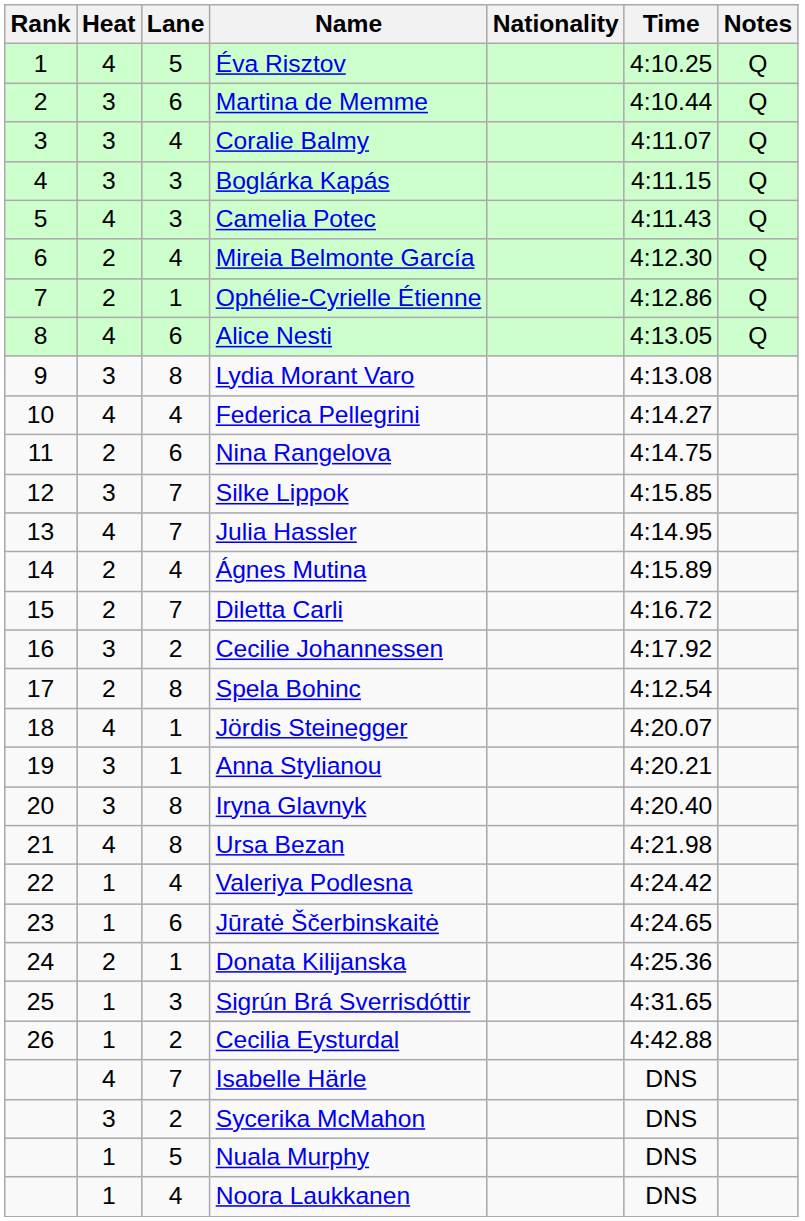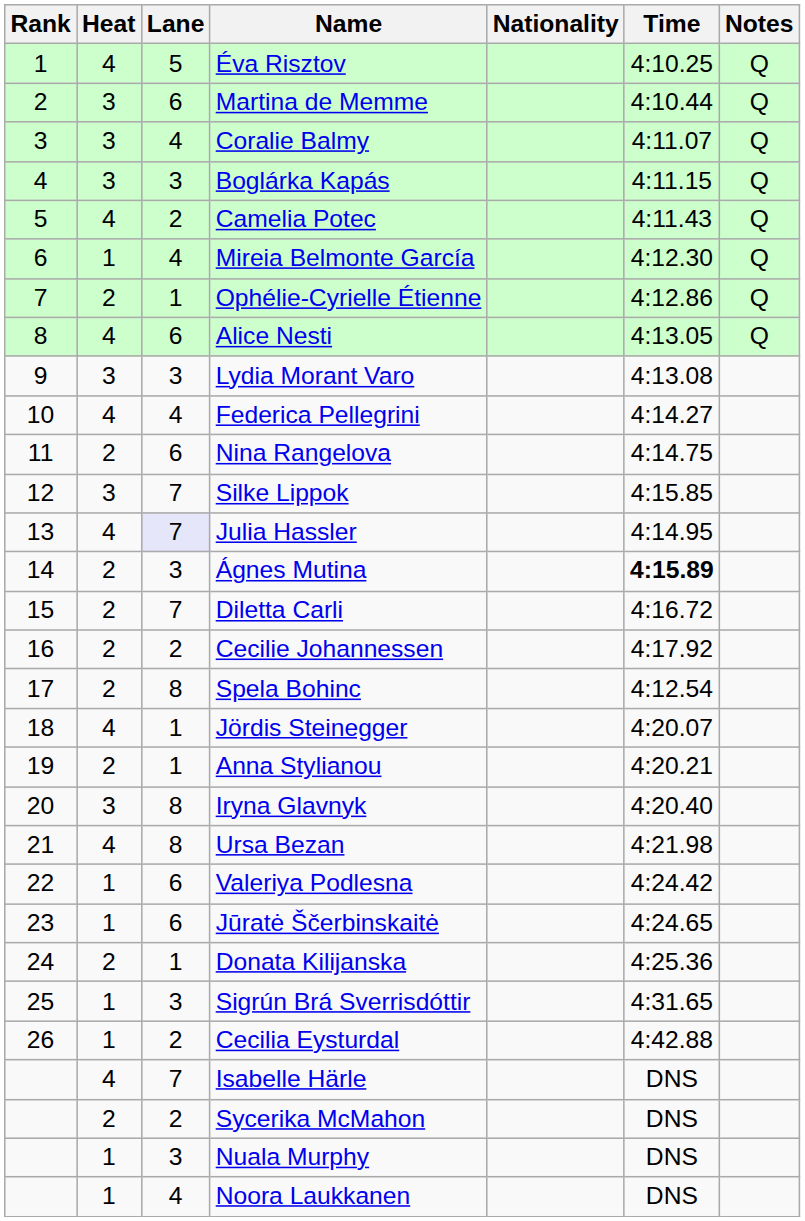(176, 219) 3 -> (176, 219) 2
(109, 258) 2 -> (109, 258) 1
(176, 375) 8 -> (176, 375) 3
(176, 532) no background -> (176, 532) lavender background
(176, 571) 4 -> (176, 571) 3
(671, 571) normal -> (672, 571) bold
(109, 649) 3 -> (109, 649) 2
(109, 766) 3 -> (109, 766) 2
(176, 883) 4 -> (176, 883) 6
(109, 1118) 3 -> (109, 1118) 2
(176, 1157) 5 -> (176, 1157) 3
